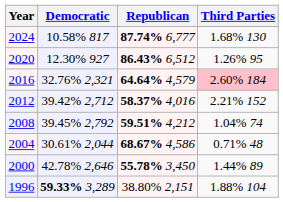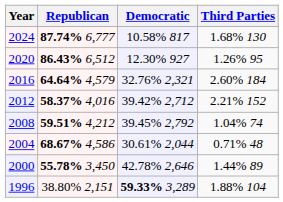columns swapped: (158, 16) <-> (77, 16)
(238, 79) pink background -> (238, 79) no background
